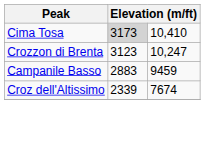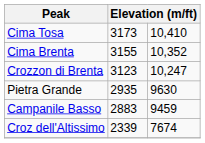(124, 33) lightgrey background -> (124, 33) no background
+ row: (40, 52)
+ row: (44, 90)
